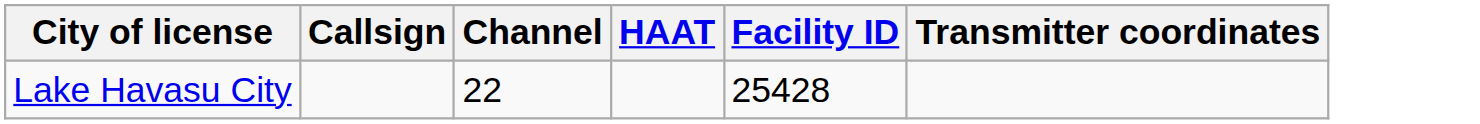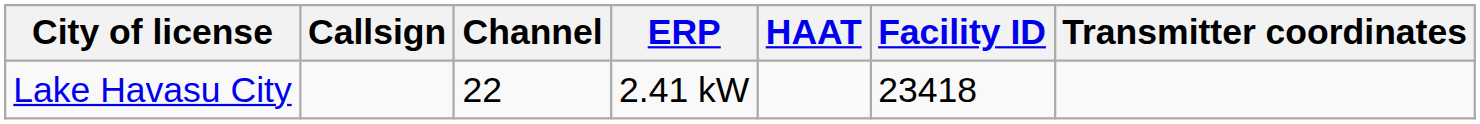+ column: (684, 32)
(781, 88) 25428 -> (928, 88) 23418
